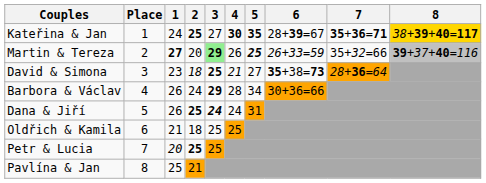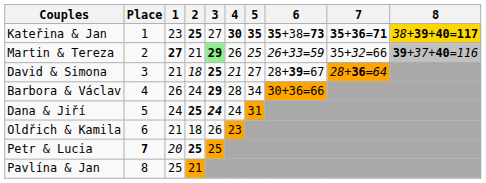(175, 33) 24 -> (175, 33) 23
(296, 33) 28+39=67 -> (296, 33) 35+38=73
(195, 53) 20 -> (195, 53) 21
(255, 53) bold -> (255, 53) normal
(175, 72) 23 -> (175, 72) 21
(296, 72) 35+38=73 -> (296, 72) 28+39=67
(175, 110) 26 -> (175, 110) 24
(215, 130) 25 -> (215, 130) 26
(235, 130) 25 -> (235, 130) 23
(145, 149) normal -> (145, 149) bold
